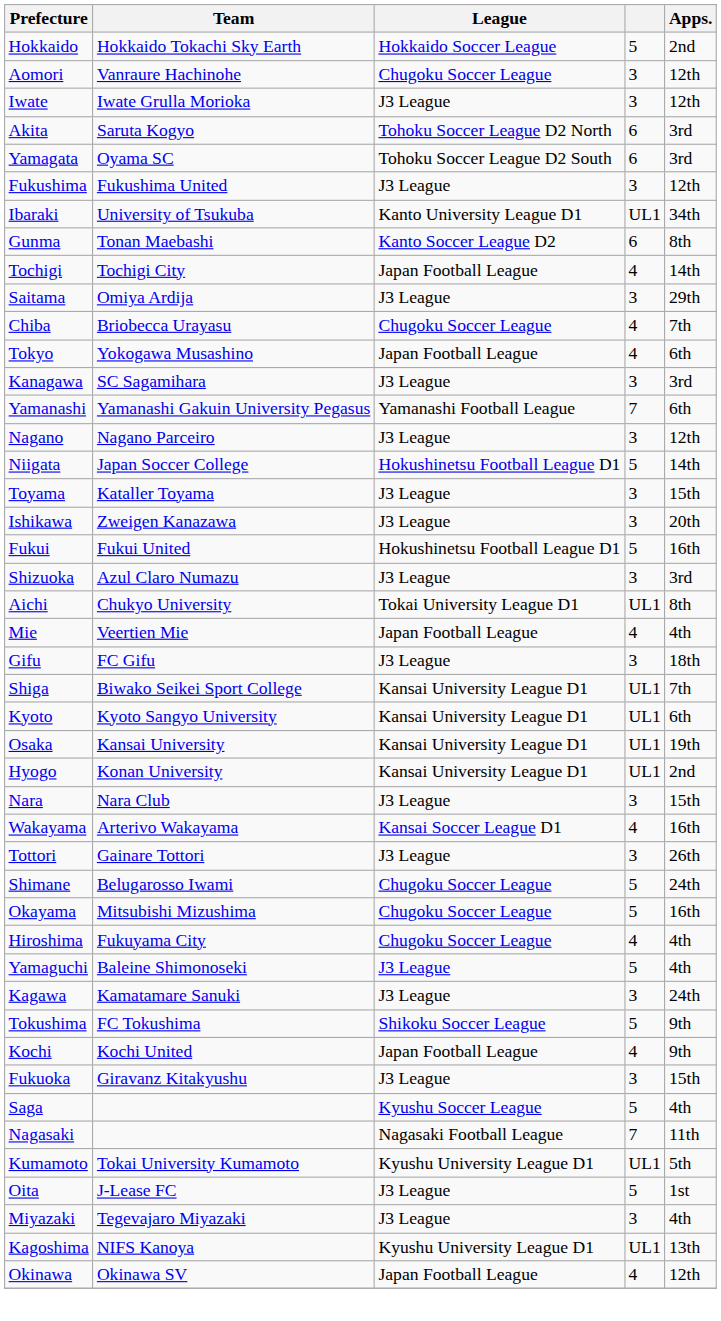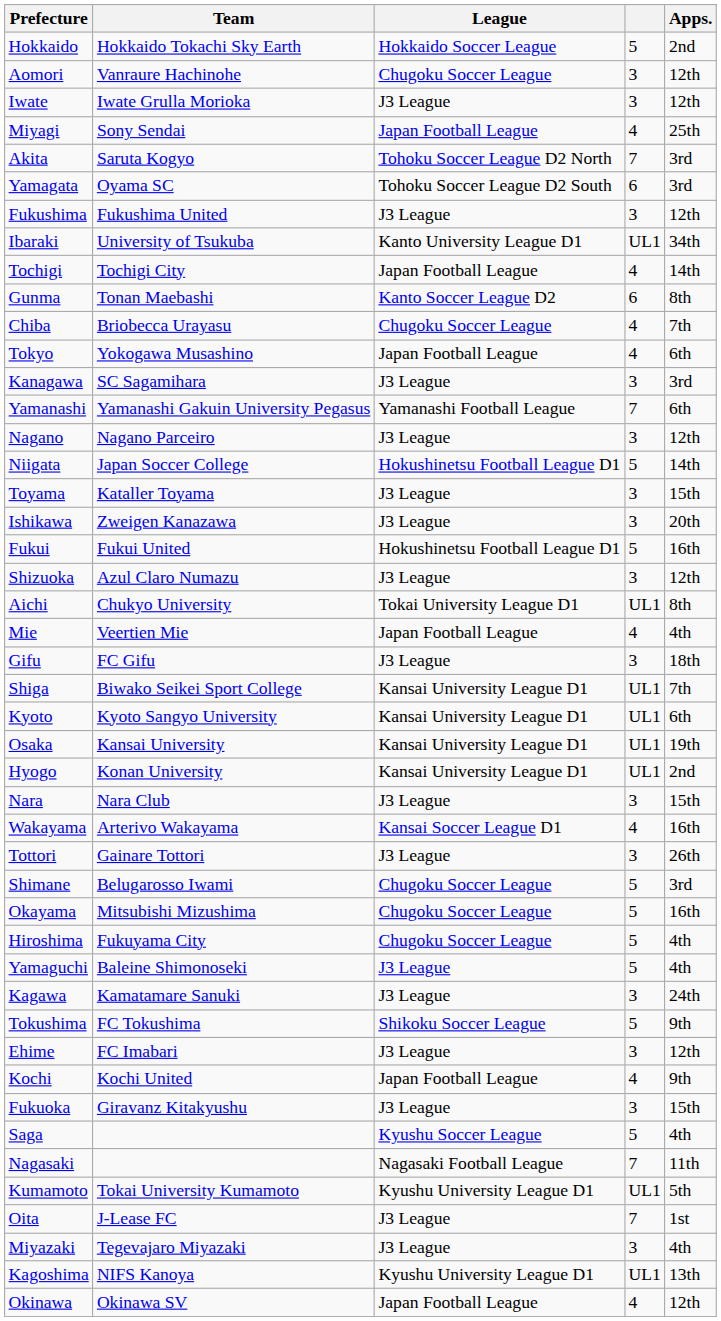+ row: (34, 130)
(633, 130) 6 -> (633, 158) 7
rows swapped: (35, 269) <-> (35, 241)
- row: (37, 297)
(681, 576) 3rd -> (685, 576) 12th
(685, 883) 24th -> (681, 883) 3rd
(633, 939) 4 -> (633, 939) 5
+ row: (32, 1051)
(633, 1190) 5 -> (633, 1218) 7
